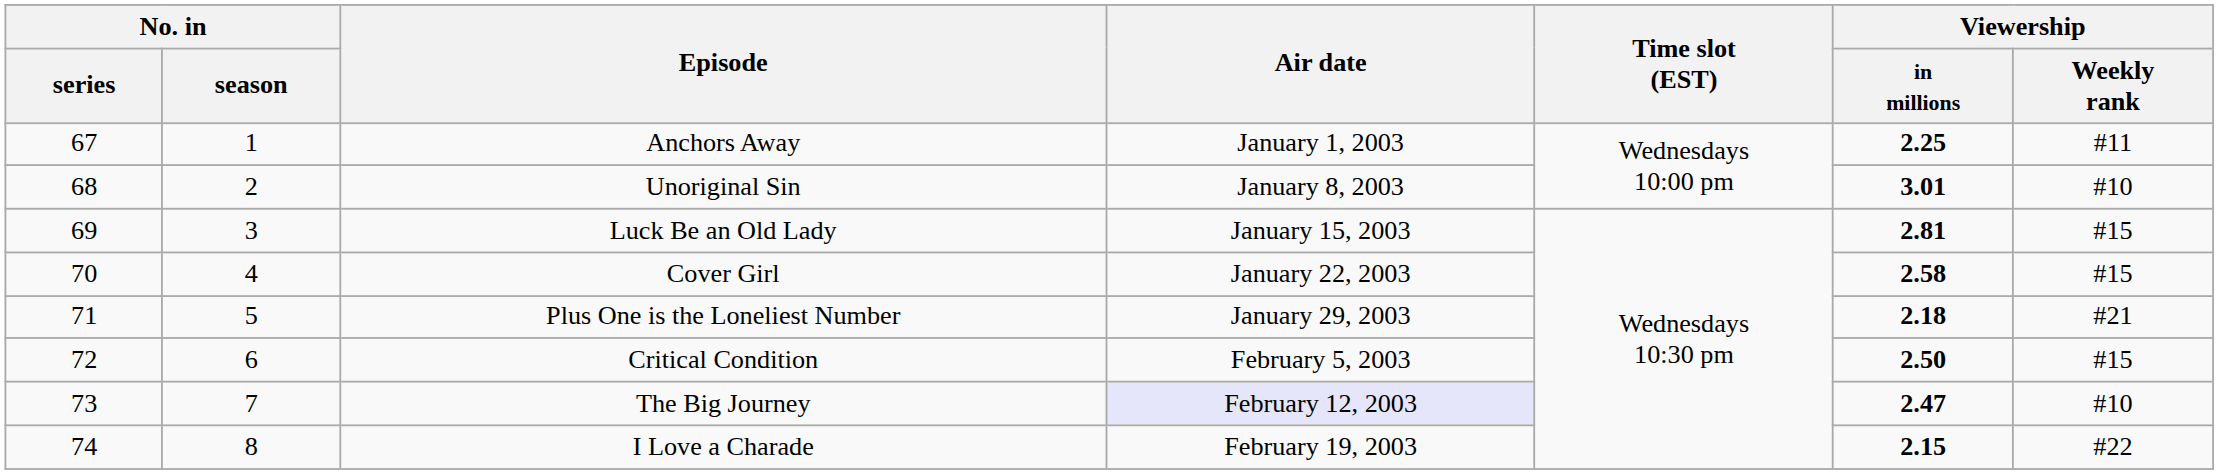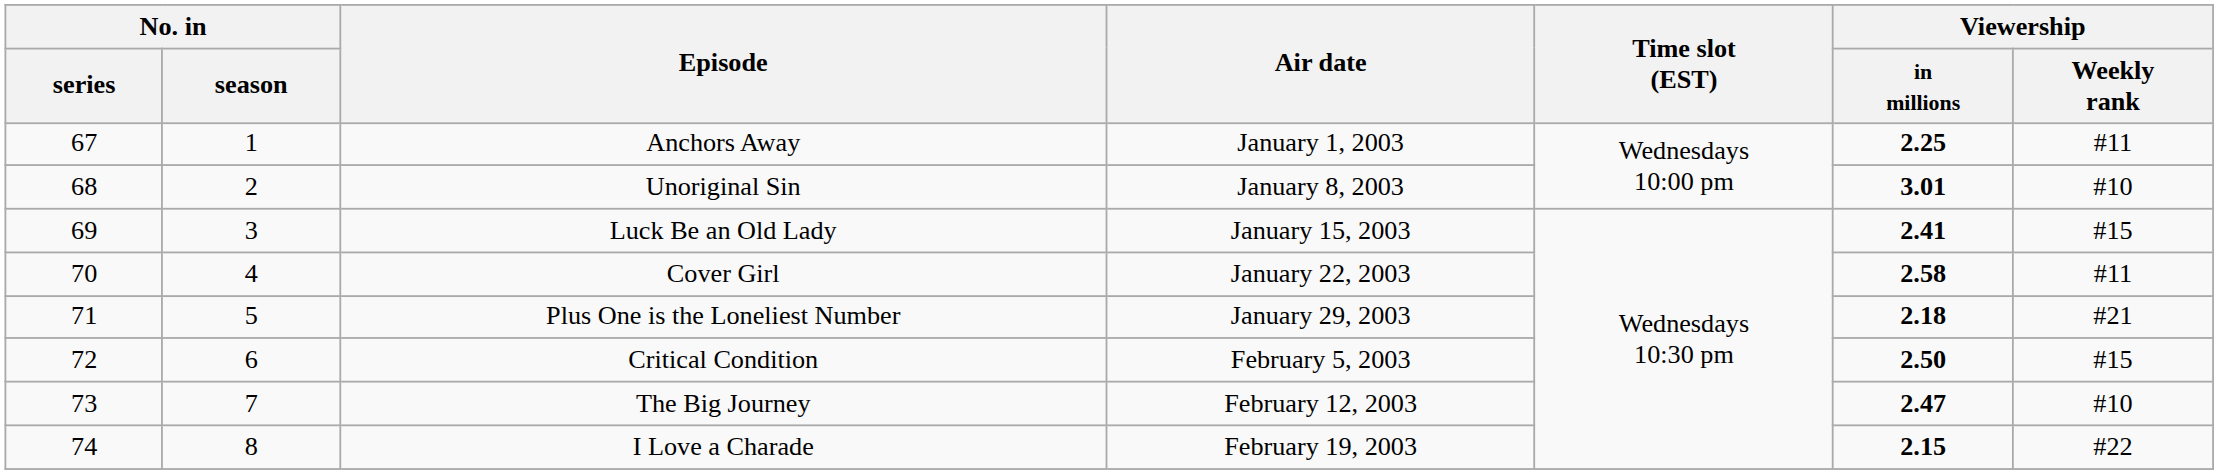(1923, 230) 2.81 -> (1923, 230) 2.41
(2113, 273) #15 -> (2113, 273) #11
(1321, 403) lavender background -> (1321, 403) no background
